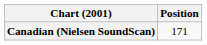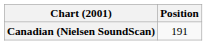(180, 31) 171 -> (180, 31) 191
